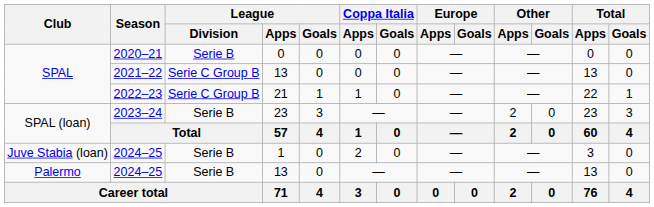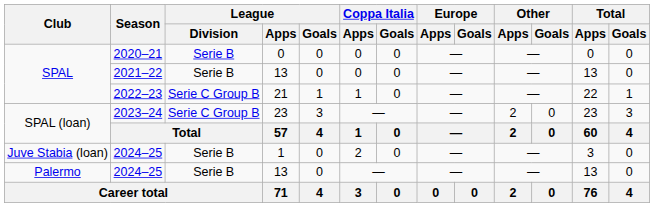(214, 73) Serie C Group B -> (214, 73) Serie B
(214, 113) Serie B -> (214, 113) Serie C Group B
